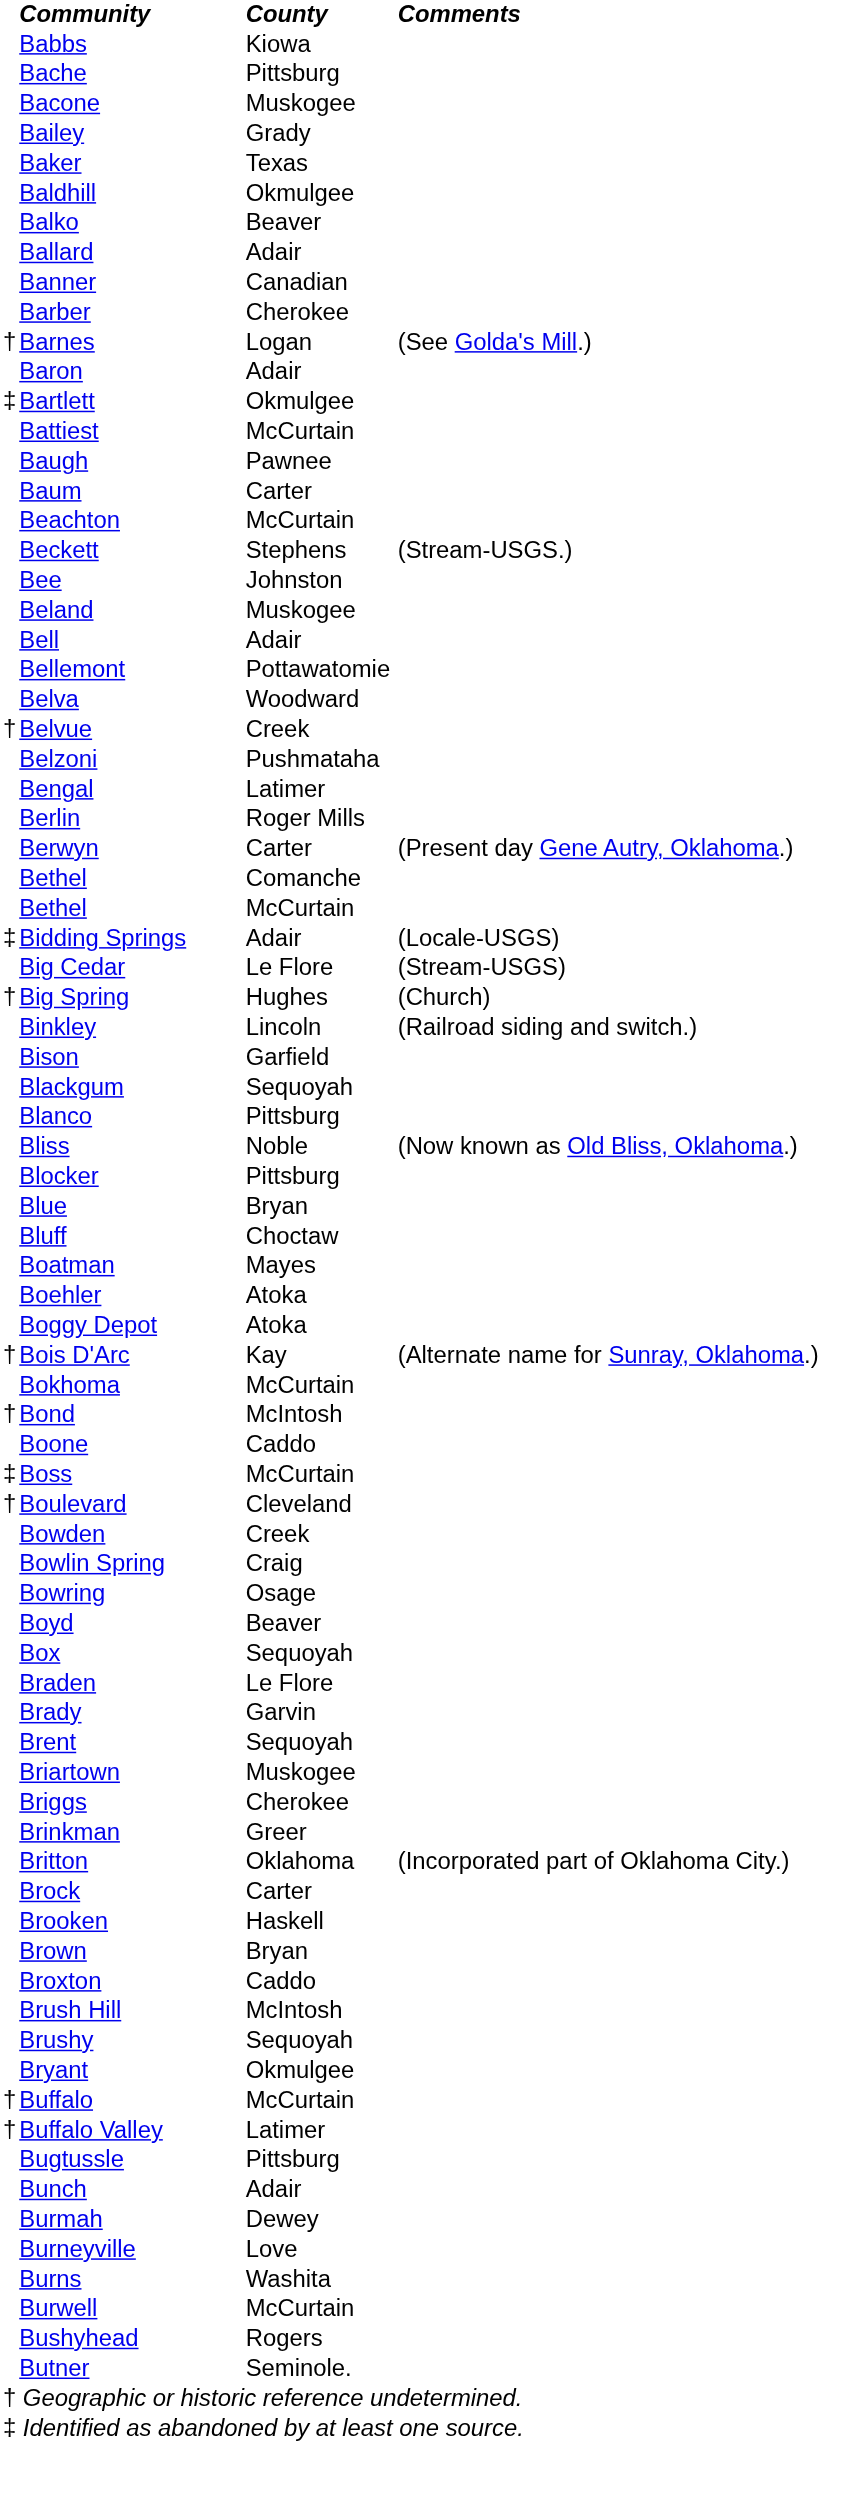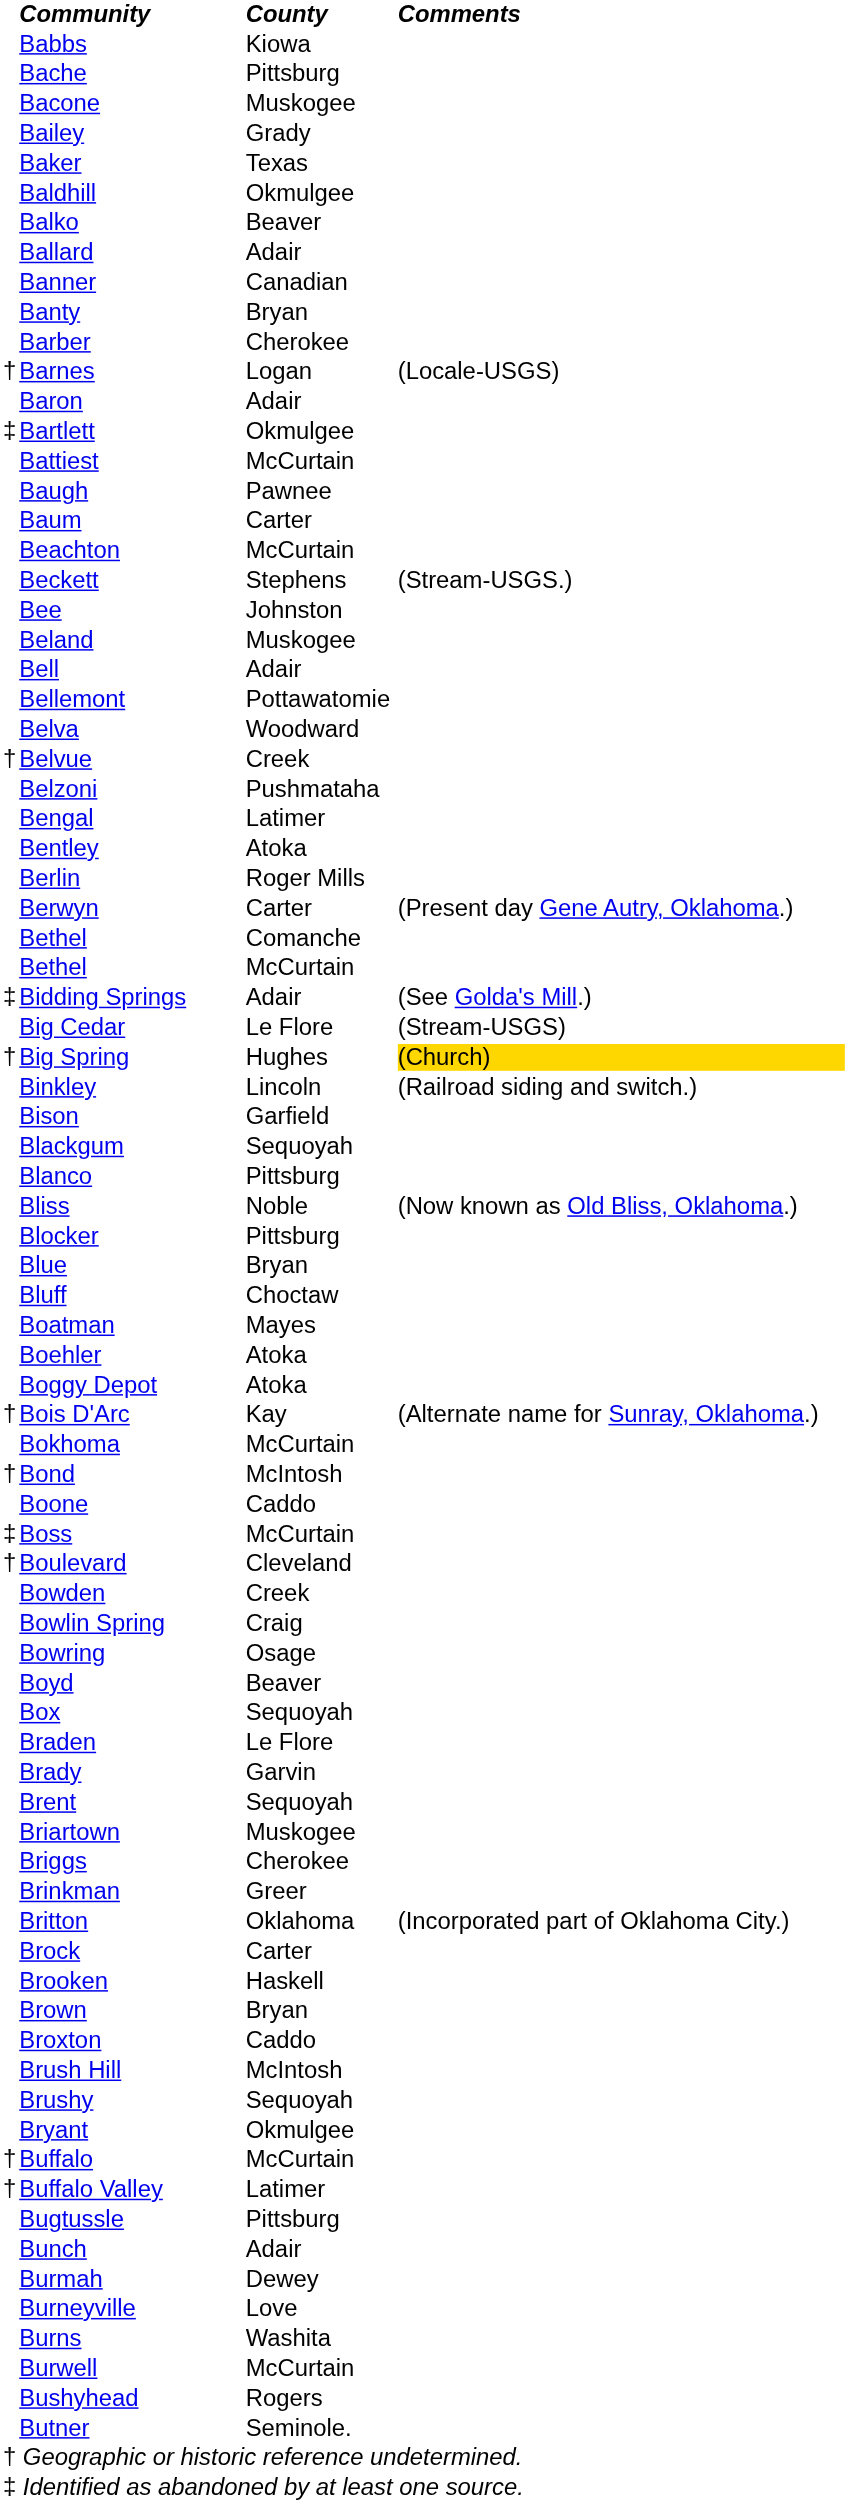+ row: (50, 312)
(495, 341) (See Golda's Mill.) -> (479, 371) (Locale-USGS)
+ row: (59, 848)
(479, 937) (Locale-USGS) -> (495, 997) (See Golda's Mill.)
(444, 997) no background -> (444, 1057) gold background
